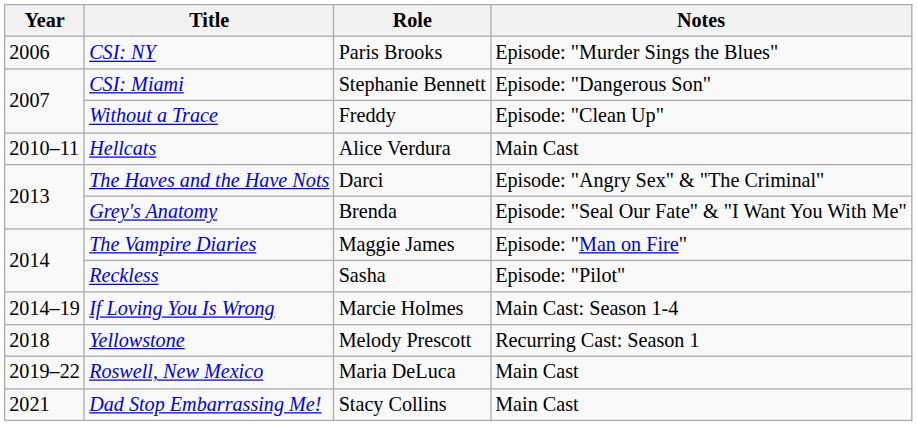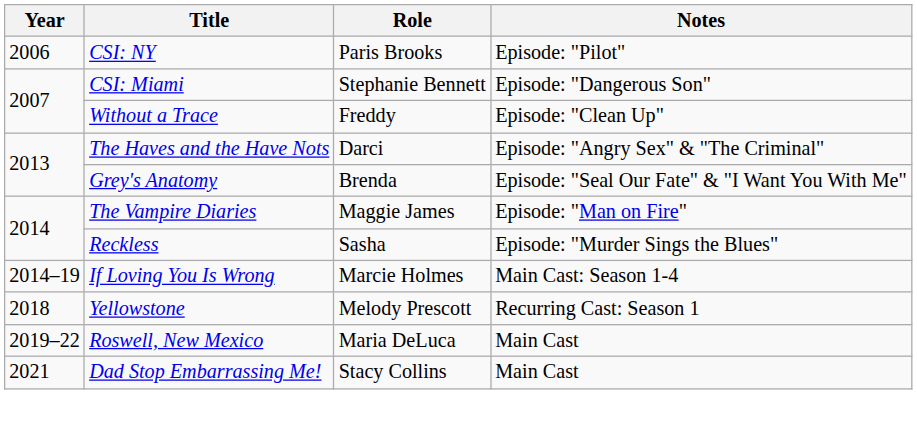(637, 52) Episode: "Murder Sings the Blues" -> (560, 52) Episode: "Pilot"
- row: (123, 148)
(560, 276) Episode: "Pilot" -> (637, 244) Episode: "Murder Sings the Blues"
